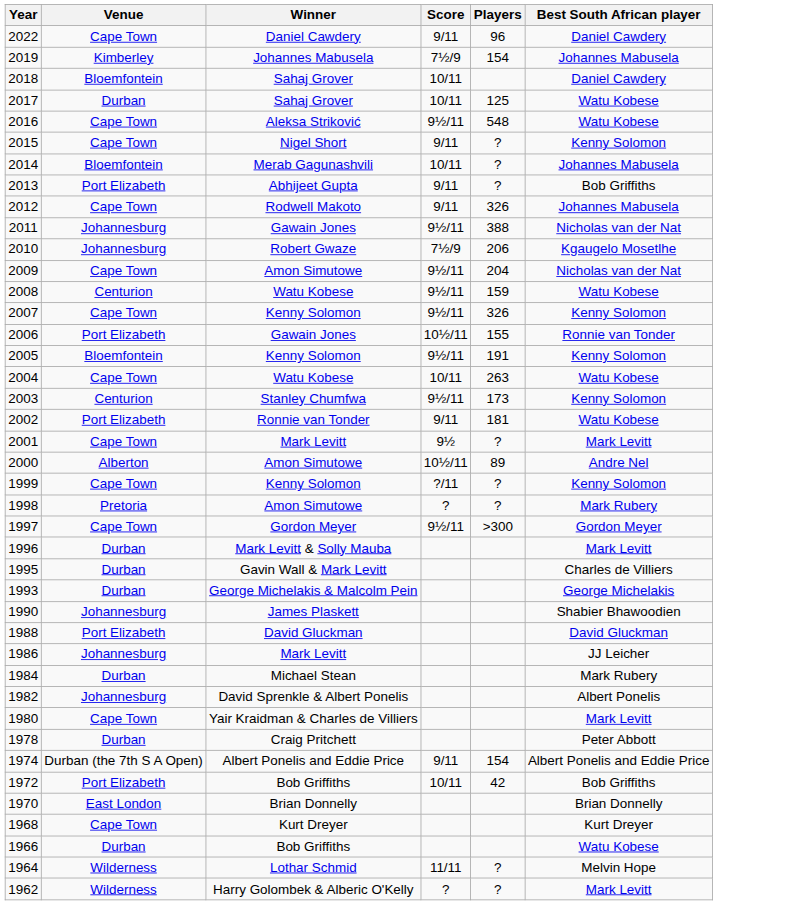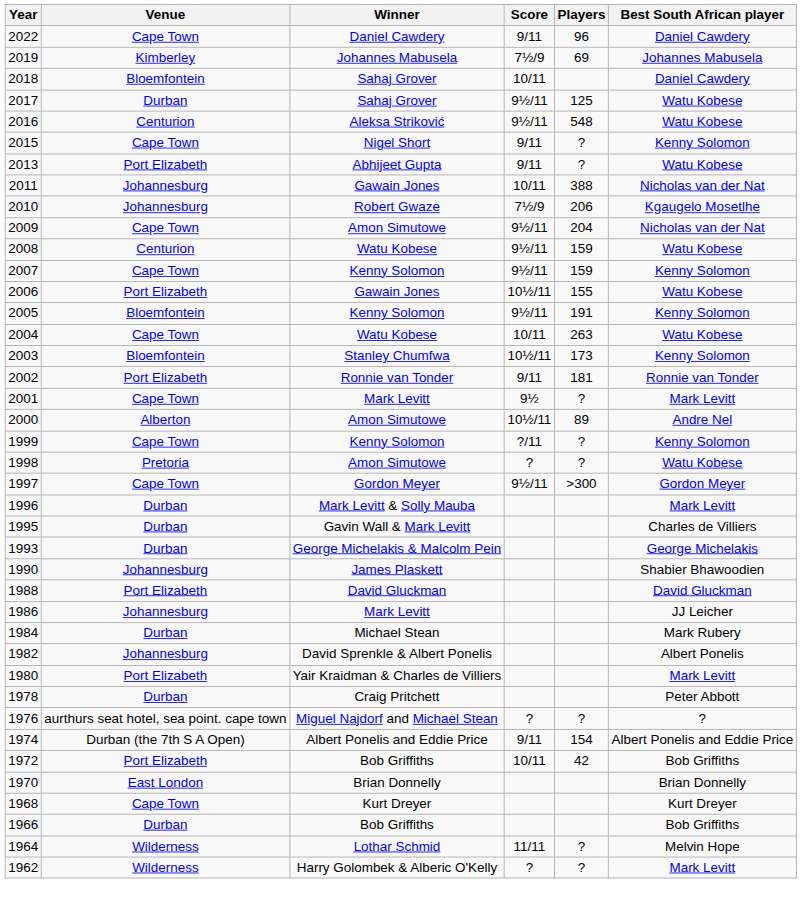(498, 57) 154 -> (581, 57) 69
(446, 100) 10/11 -> (529, 100) 9½/11
(124, 121) Cape Town -> (165, 121) Centurion
- row: (23, 164)
(619, 185) Bob Griffiths -> (702, 164) Watu Kobese
- row: (23, 206)
(446, 228) 9½/11 -> (529, 185) 10/11
(498, 313) 326 -> (581, 270) 159
(619, 334) Ronnie van Tonder -> (702, 292) Watu Kobese
(124, 398) Centurion -> (165, 356) Bloemfontein
(446, 398) 9½/11 -> (529, 356) 10½/11
(619, 420) Watu Kobese -> (702, 377) Ronnie van Tonder
(619, 505) Mark Rubery -> (702, 462) Watu Kobese
(124, 718) Cape Town -> (165, 675) Port Elizabeth
+ row: (23, 718)
(619, 846) Watu Kobese -> (702, 825) Bob Griffiths
